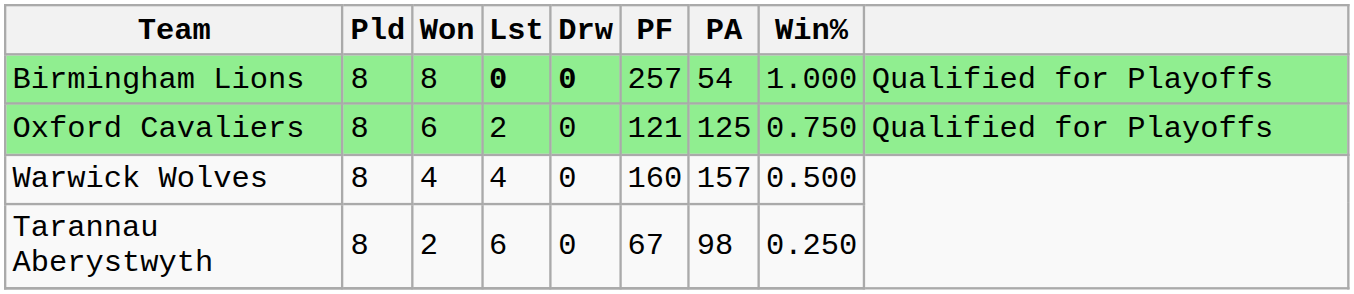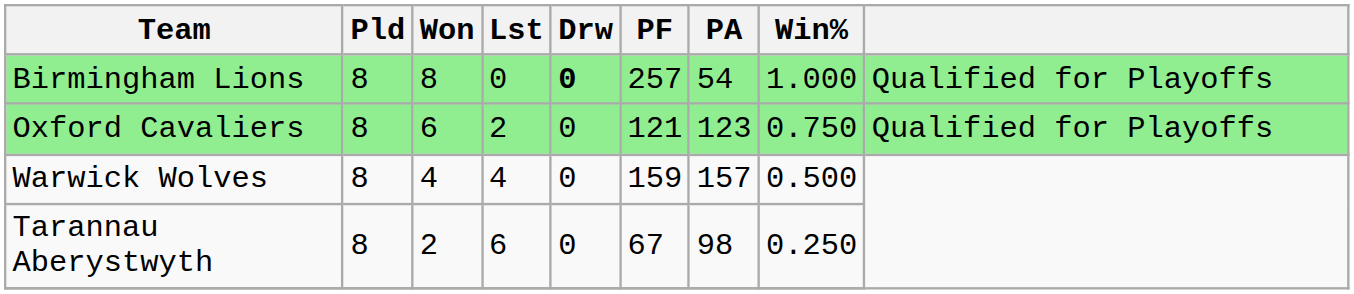(498, 80) bold -> (498, 80) normal
(724, 129) 125 -> (724, 129) 123
(655, 179) 160 -> (655, 179) 159
